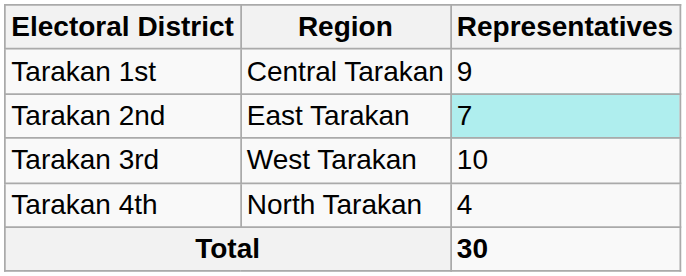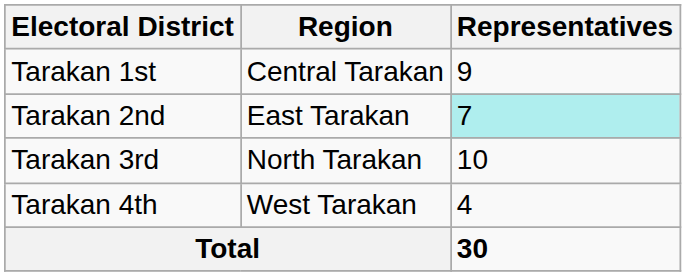(332, 159) West Tarakan -> (334, 159) North Tarakan
(334, 204) North Tarakan -> (332, 204) West Tarakan
